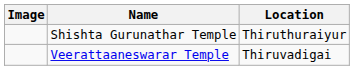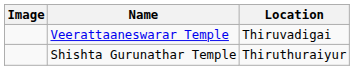rows swapped: (140, 55) <-> (143, 35)
